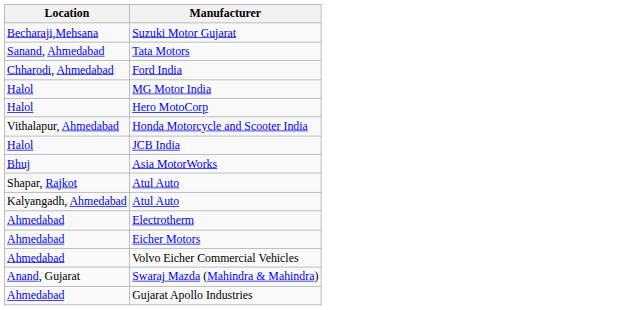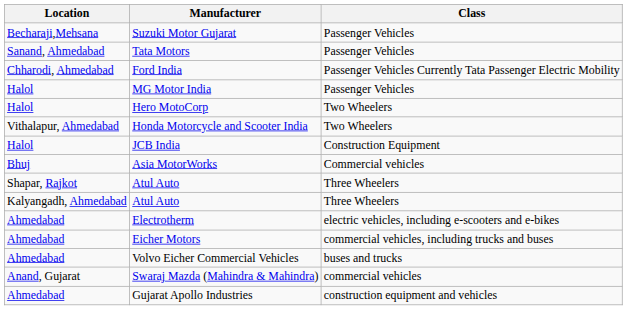+ column: (472, 13)
